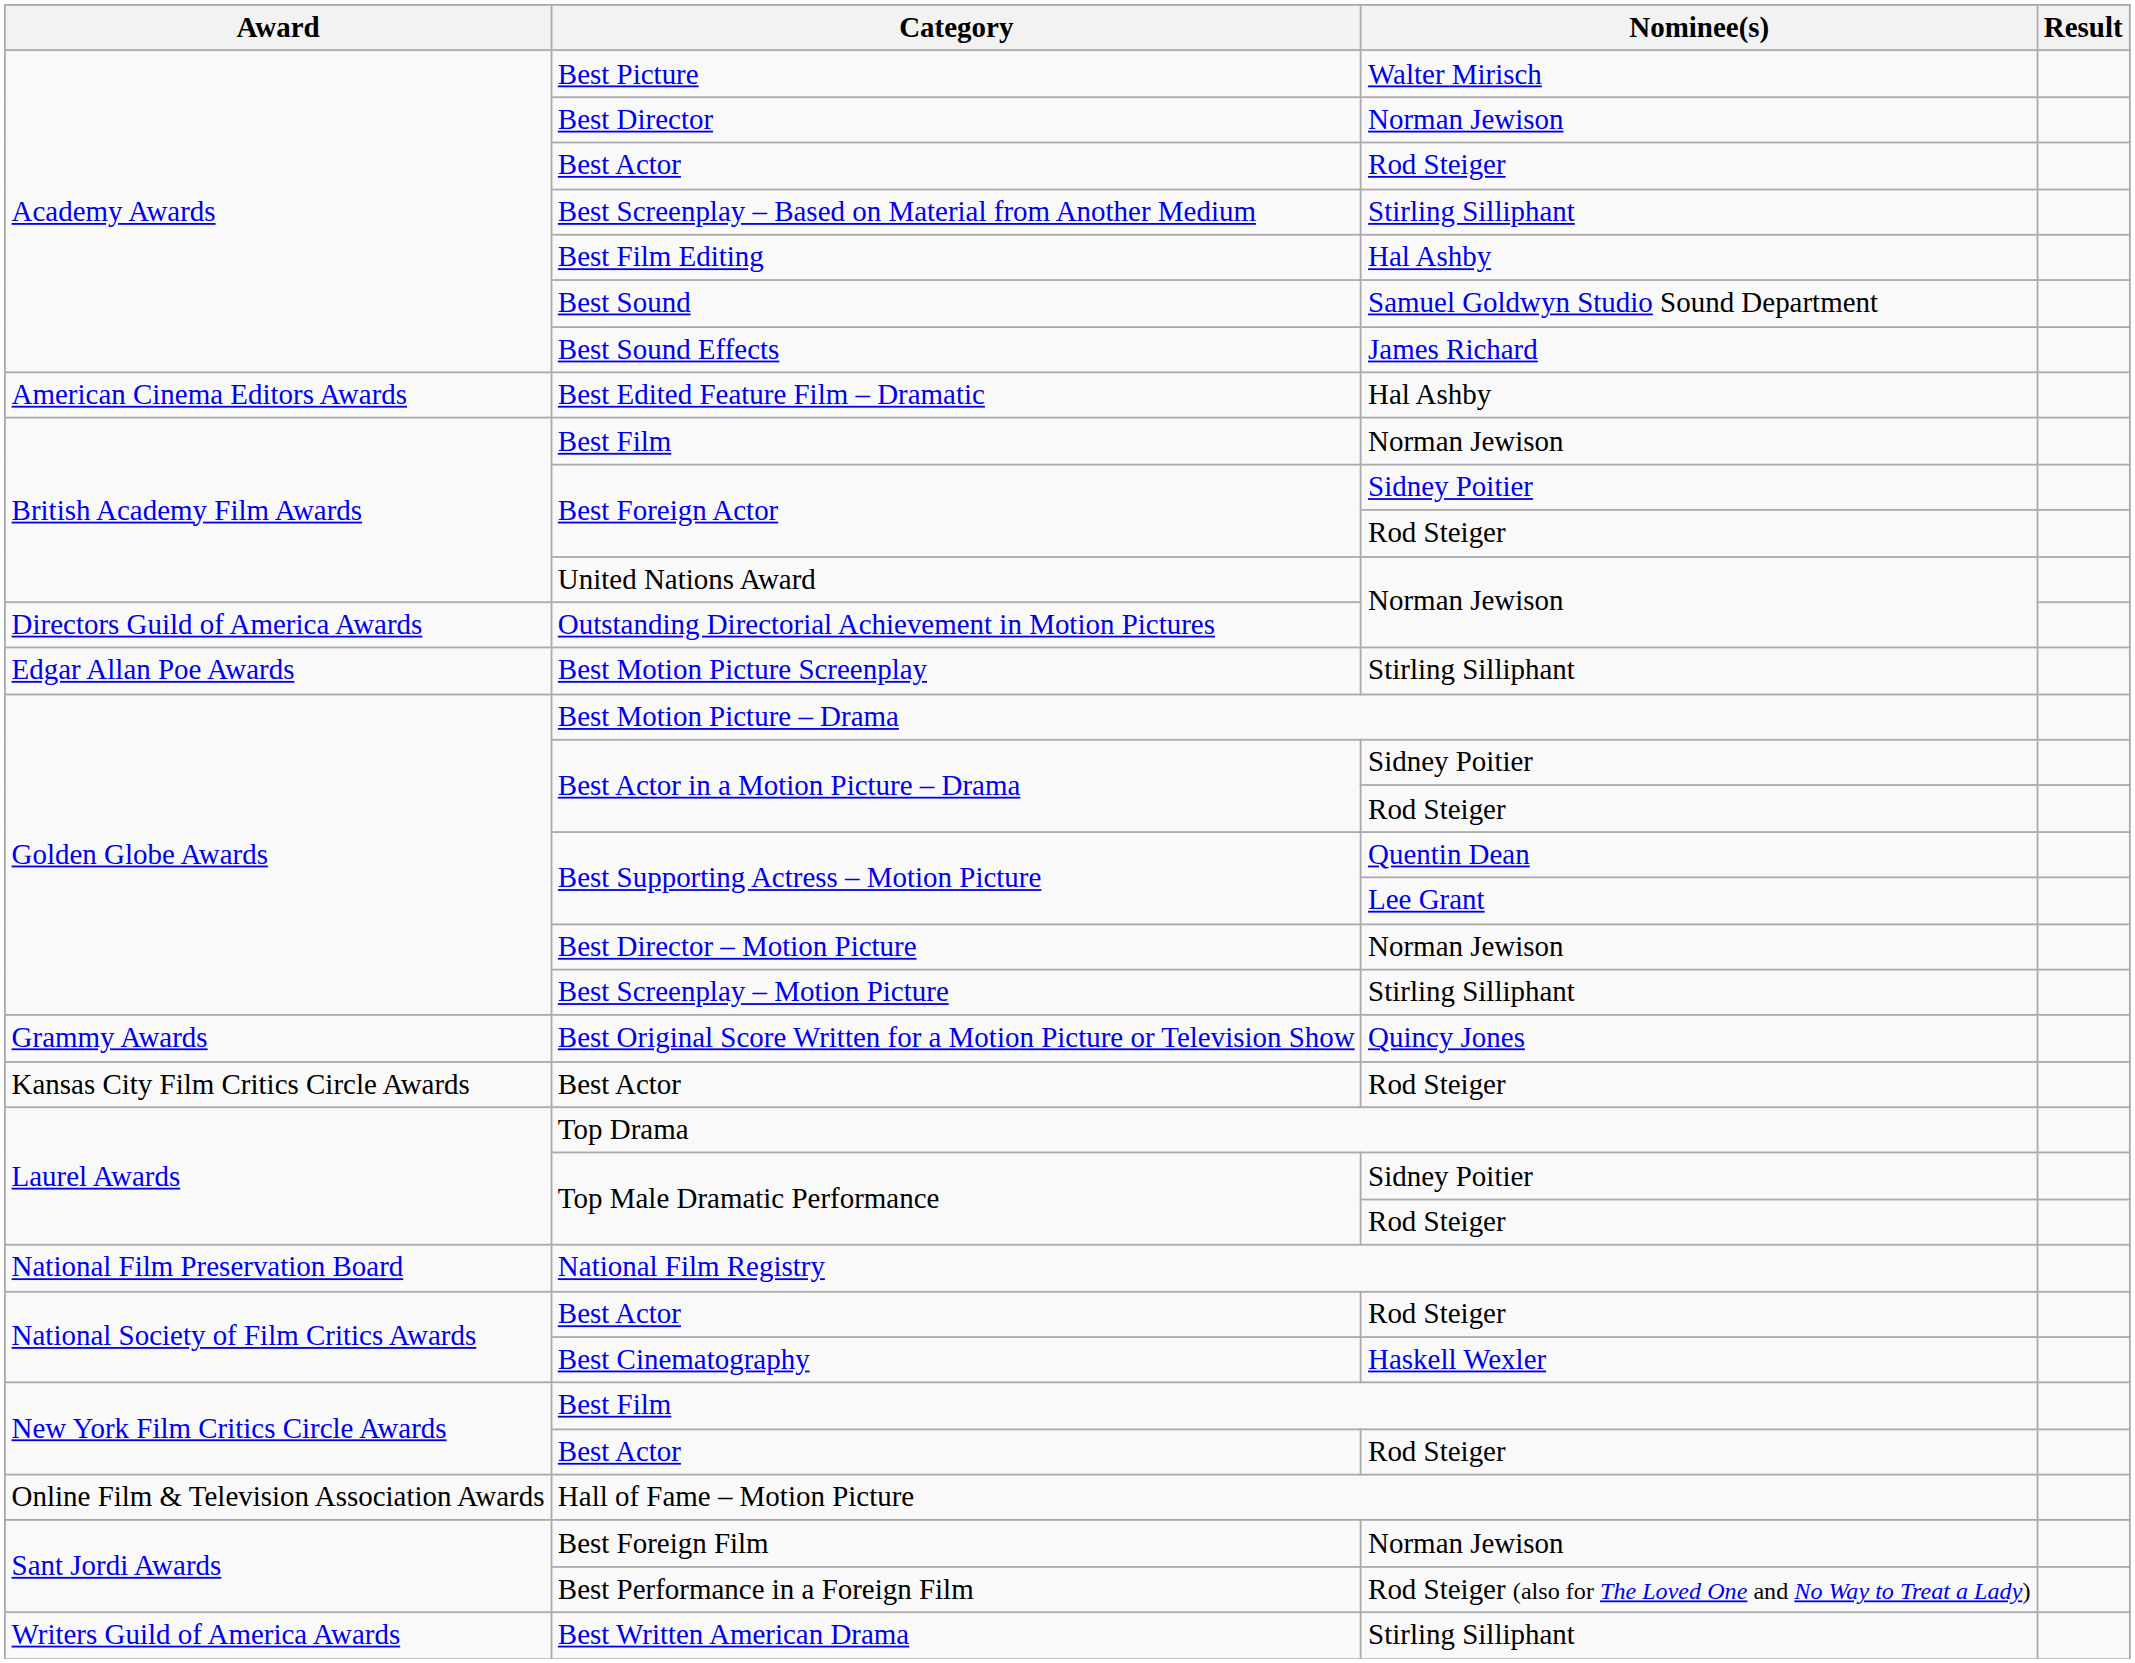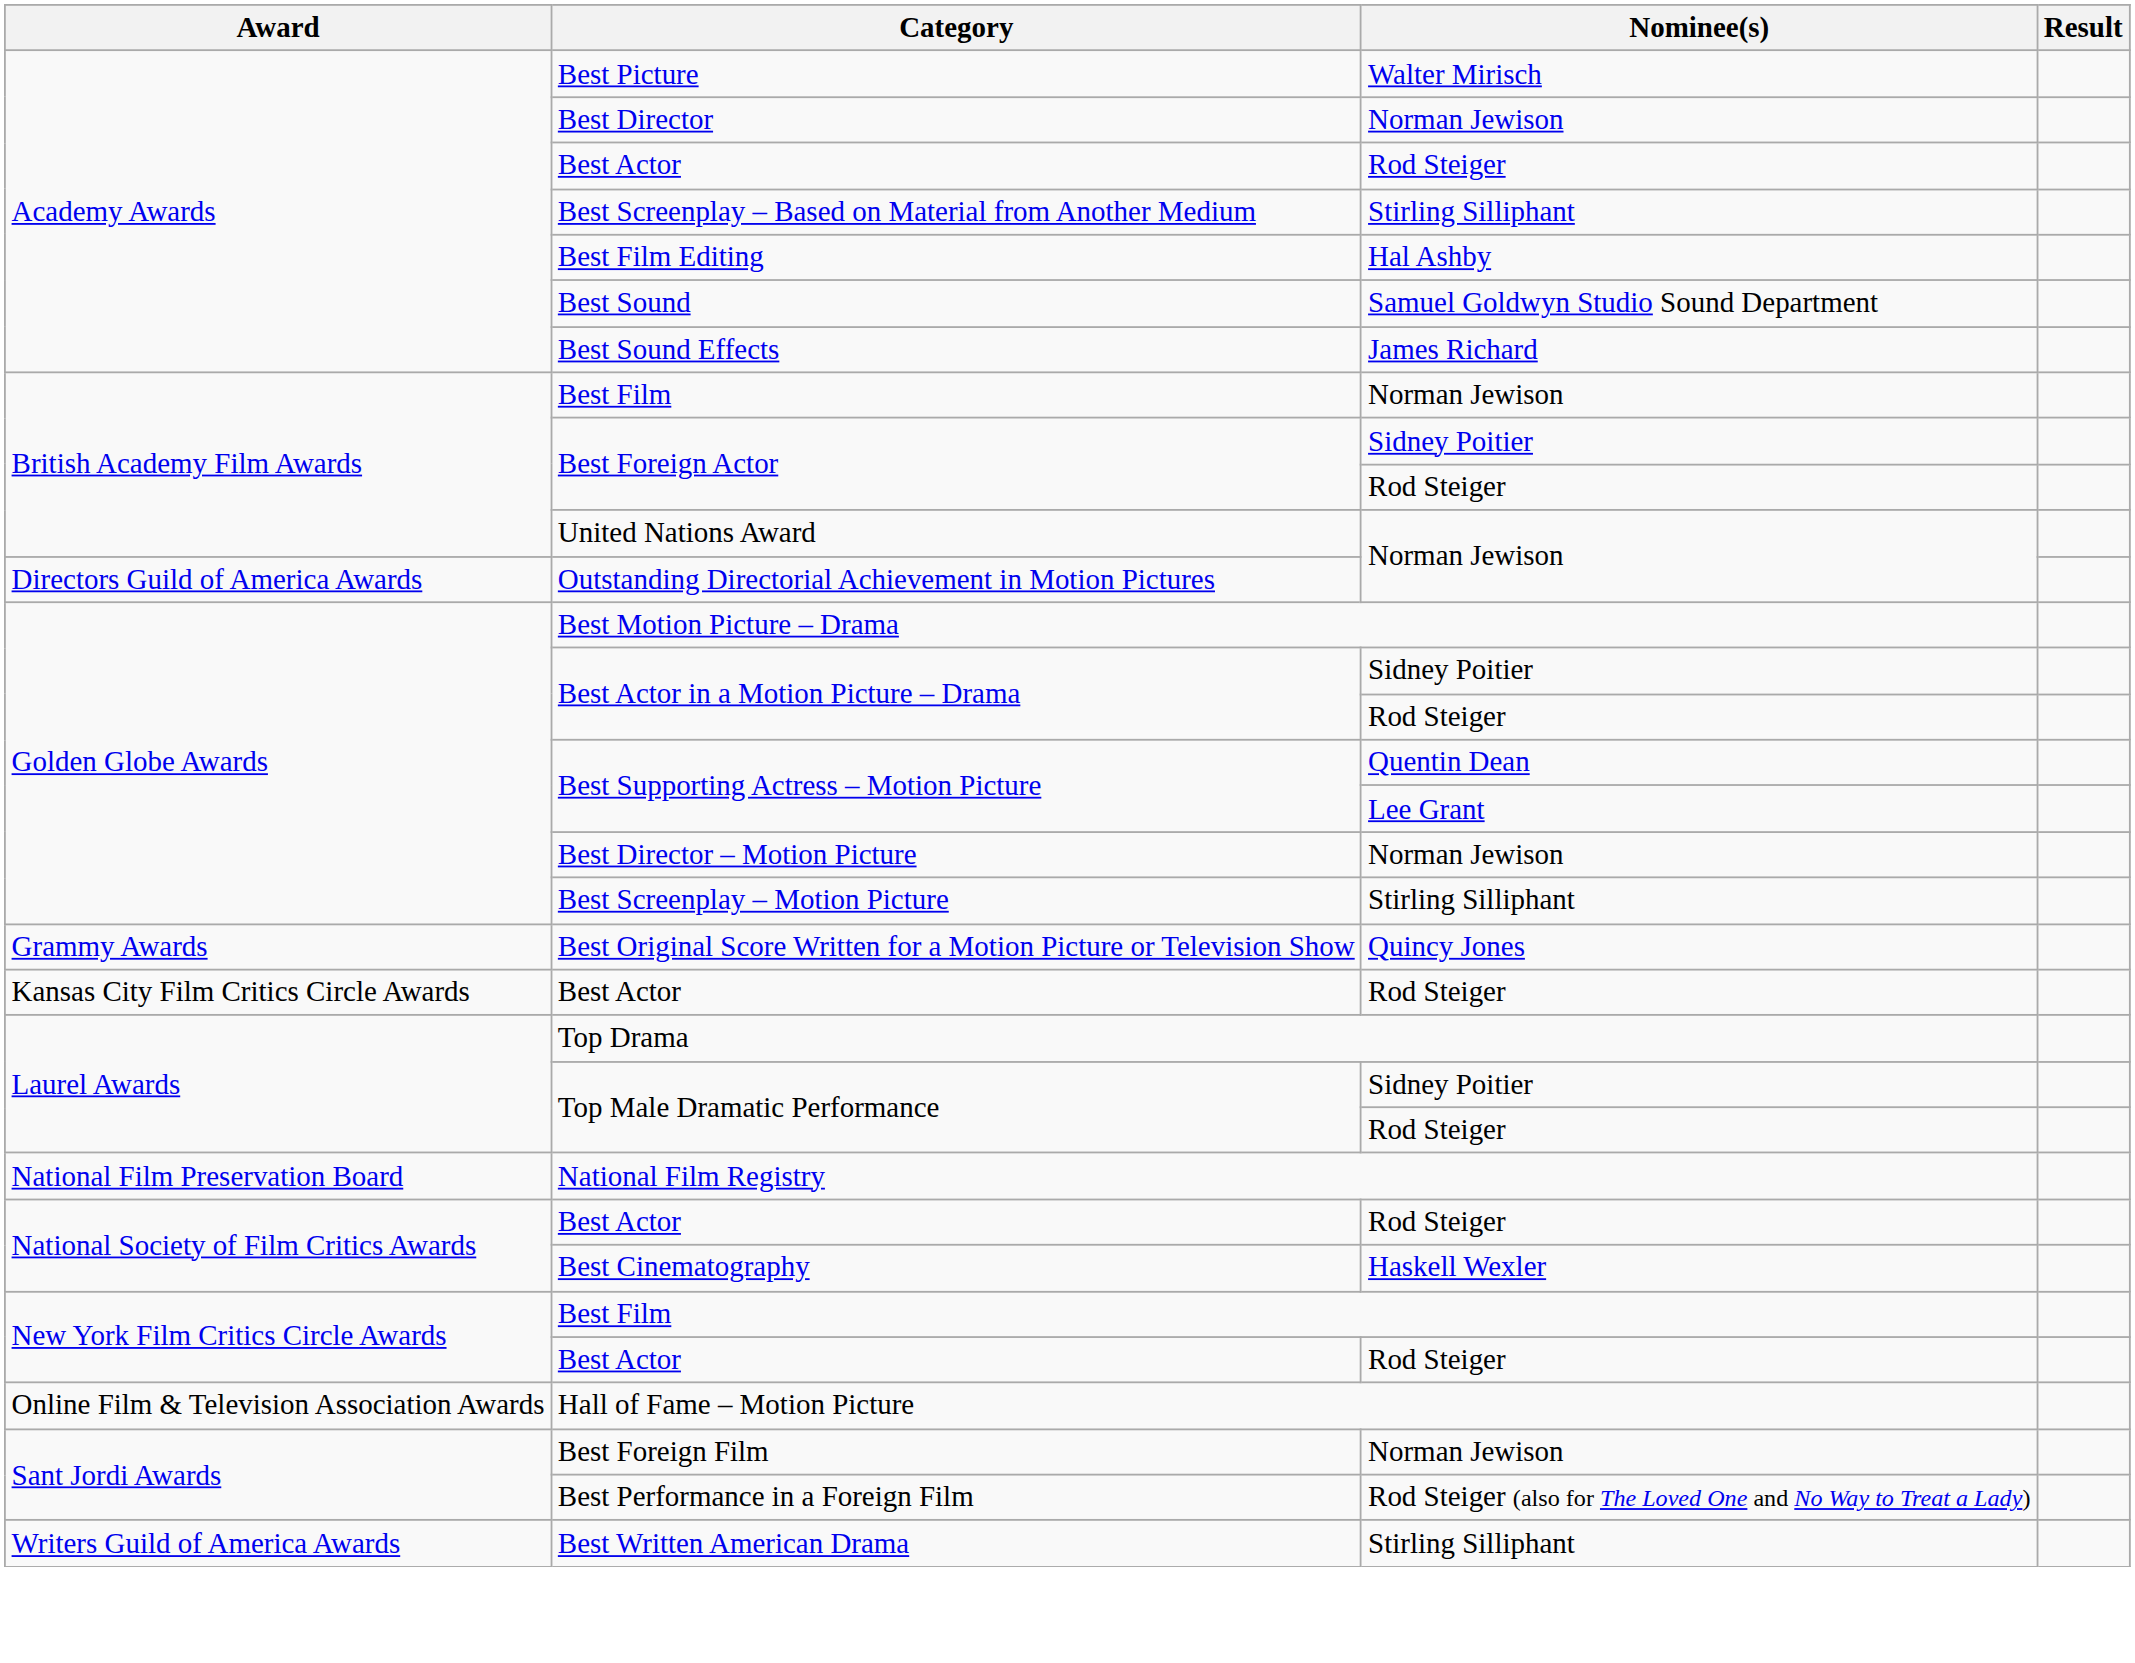- row: (771, 394)
- row: (742, 670)
